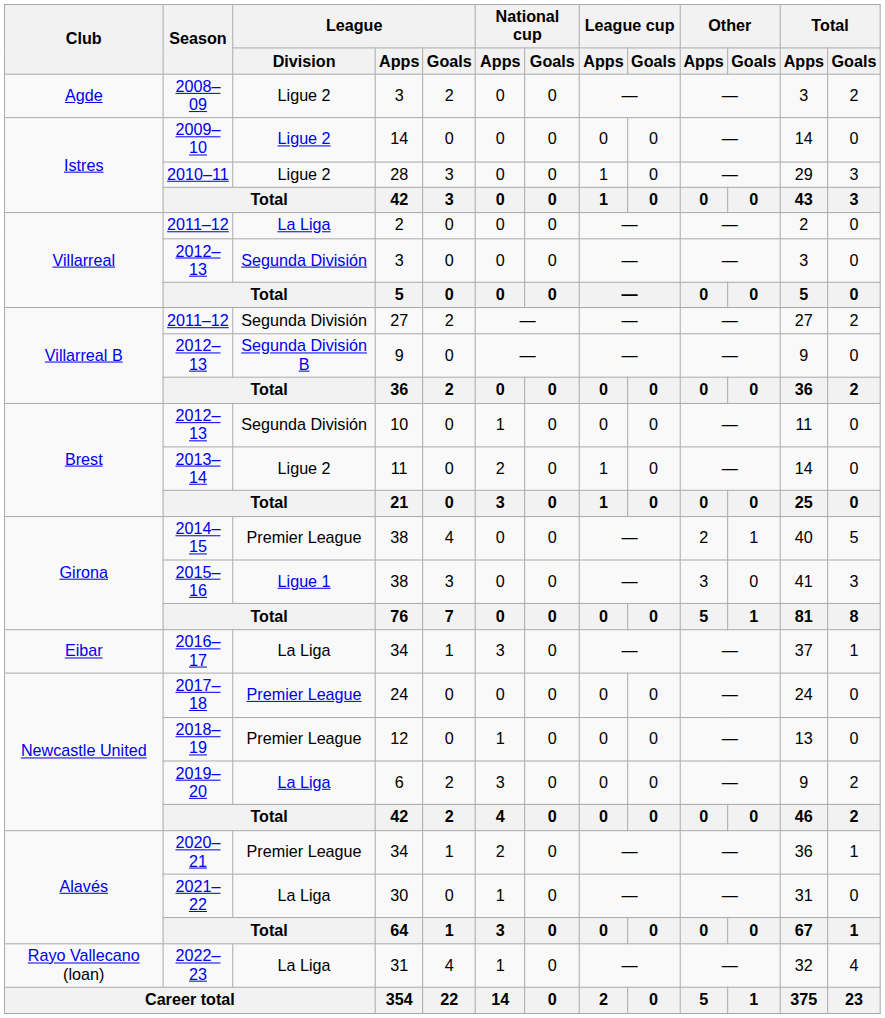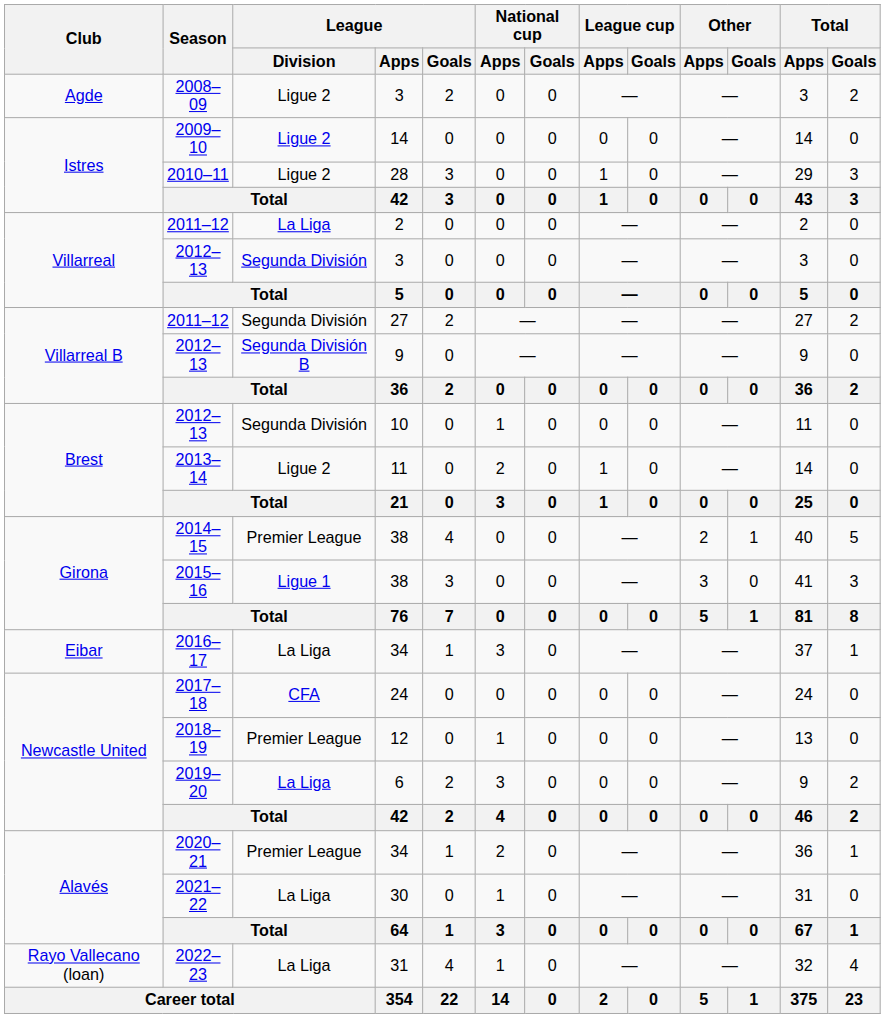(304, 695) Premier League -> (304, 695) CFA
